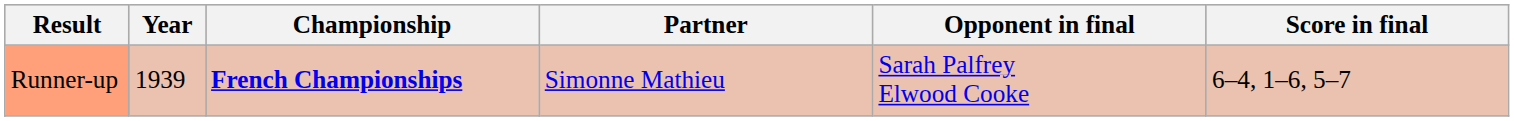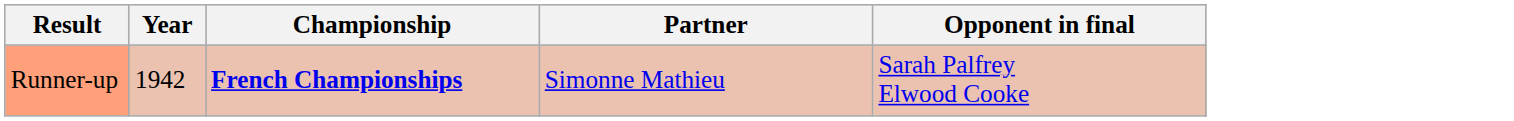- column: (1357, 24)
(160, 79) 1939 -> (160, 79) 1942
